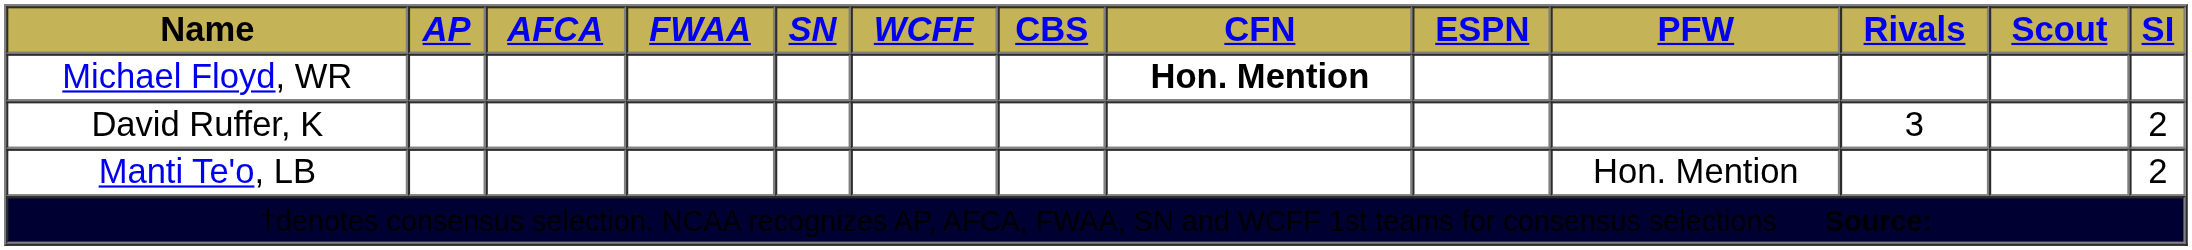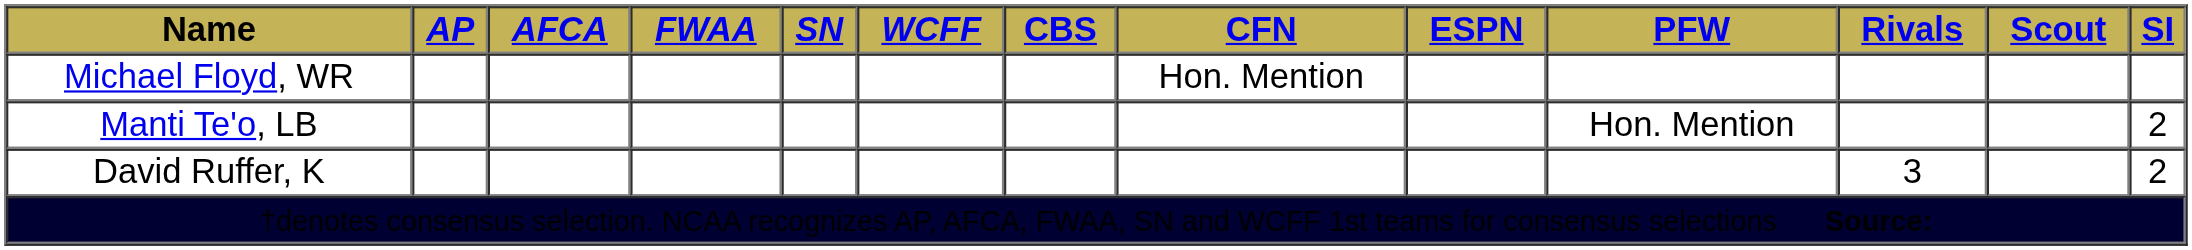(1260, 76) bold -> (1261, 76) normal
rows swapped: (207, 171) <-> (207, 124)
